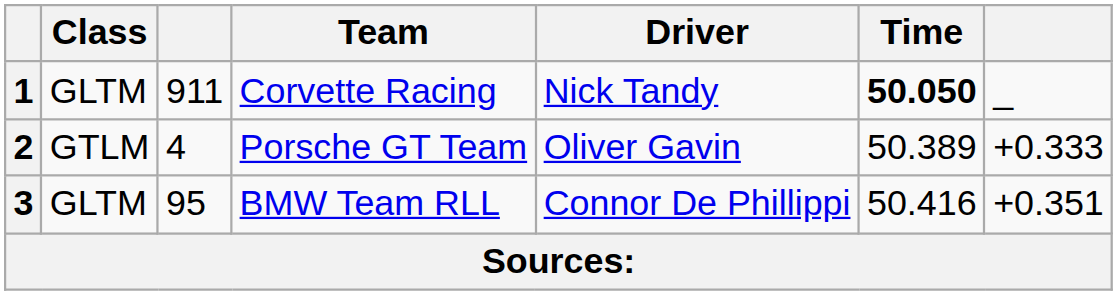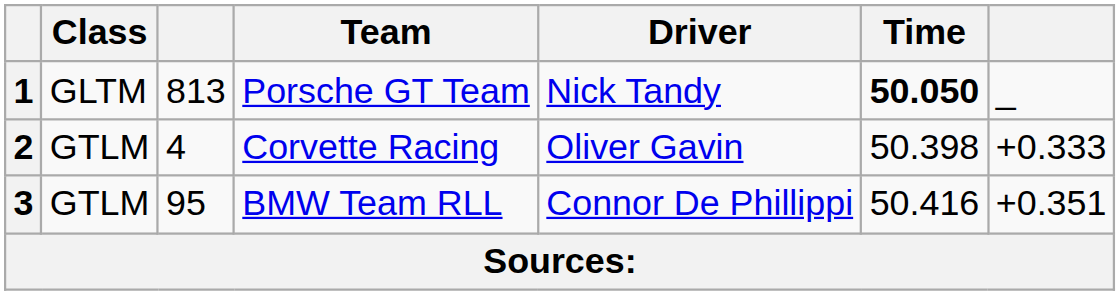(195, 89) 911 -> (196, 89) 813
(368, 89) Corvette Racing -> (386, 89) Porsche GT Team
(383, 146) Porsche GT Team -> (371, 146) Corvette Racing
(922, 146) 50.389 -> (924, 146) 50.398
(98, 203) GLTM -> (100, 203) GTLM
